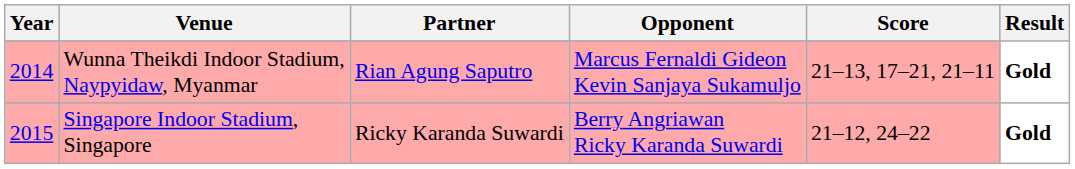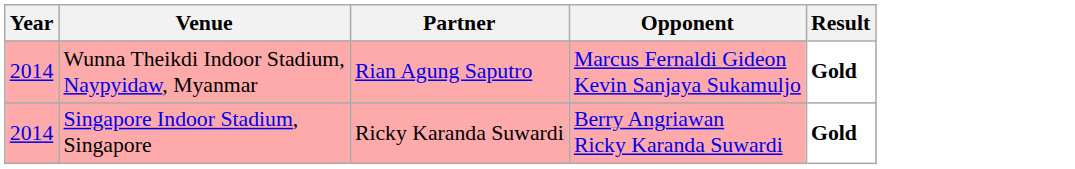- column: (903, 22)
(32, 133) 2015 -> (32, 133) 2014
